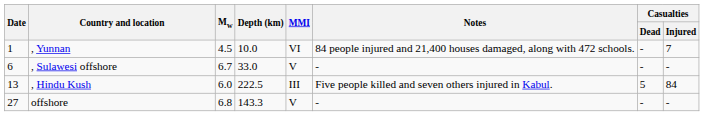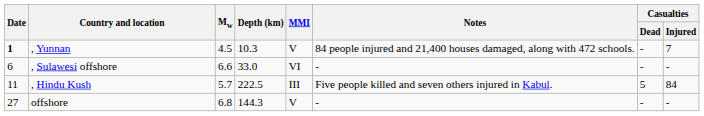(10, 48) normal -> (10, 48) bold
(248, 48) 10.0 -> (248, 48) 10.3
(295, 48) VI -> (293, 48) V
(225, 66) 6.7 -> (225, 66) 6.6
(293, 66) V -> (295, 66) VI
(13, 84) 13 -> (13, 84) 11
(225, 84) 6.0 -> (225, 84) 5.7
(250, 102) 143.3 -> (250, 102) 144.3
